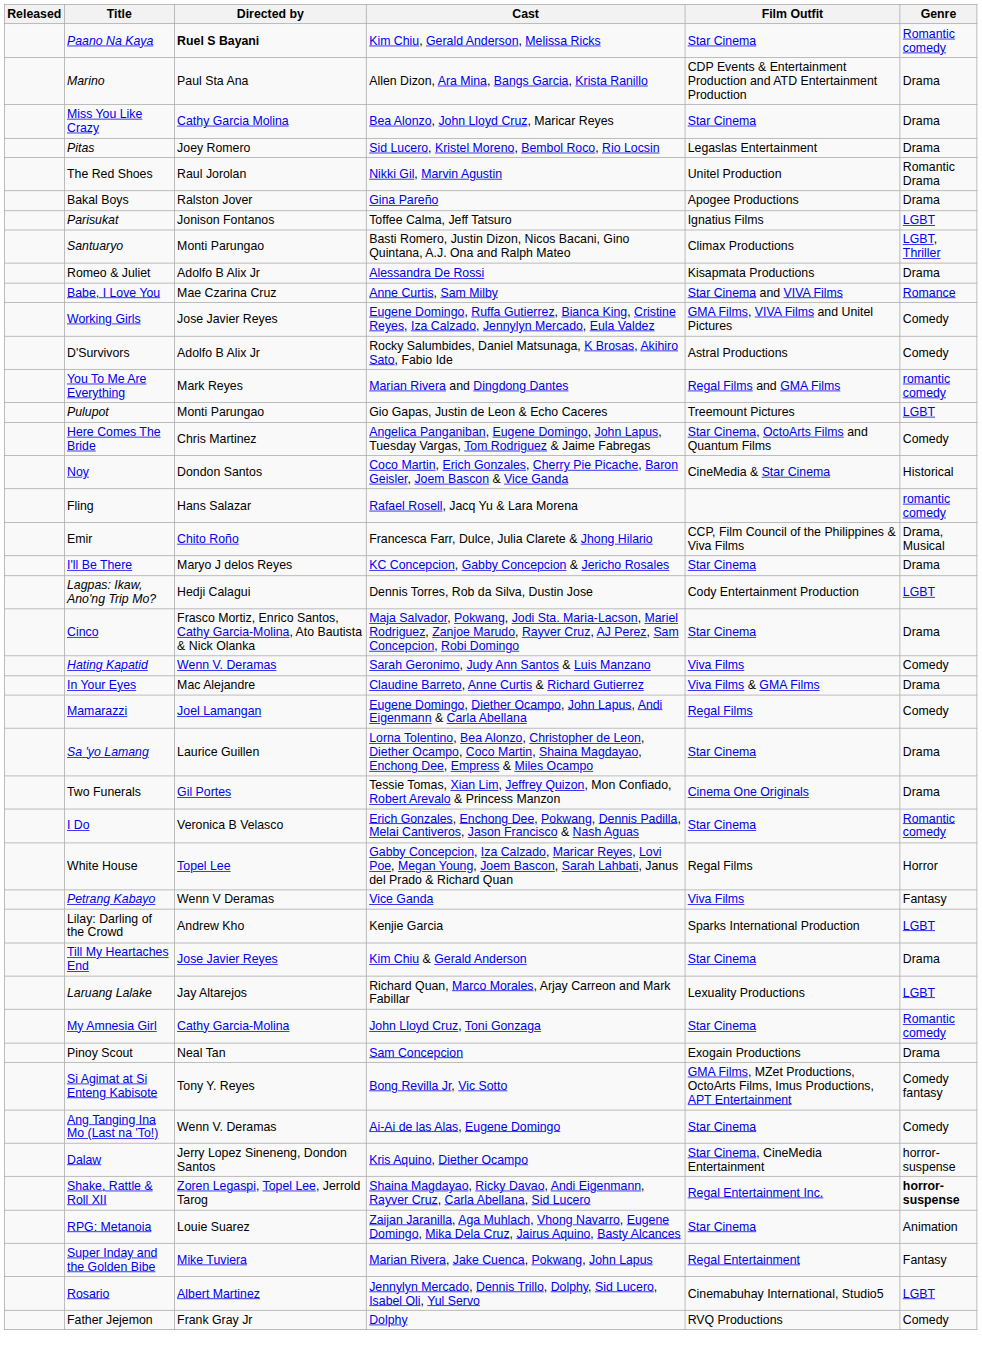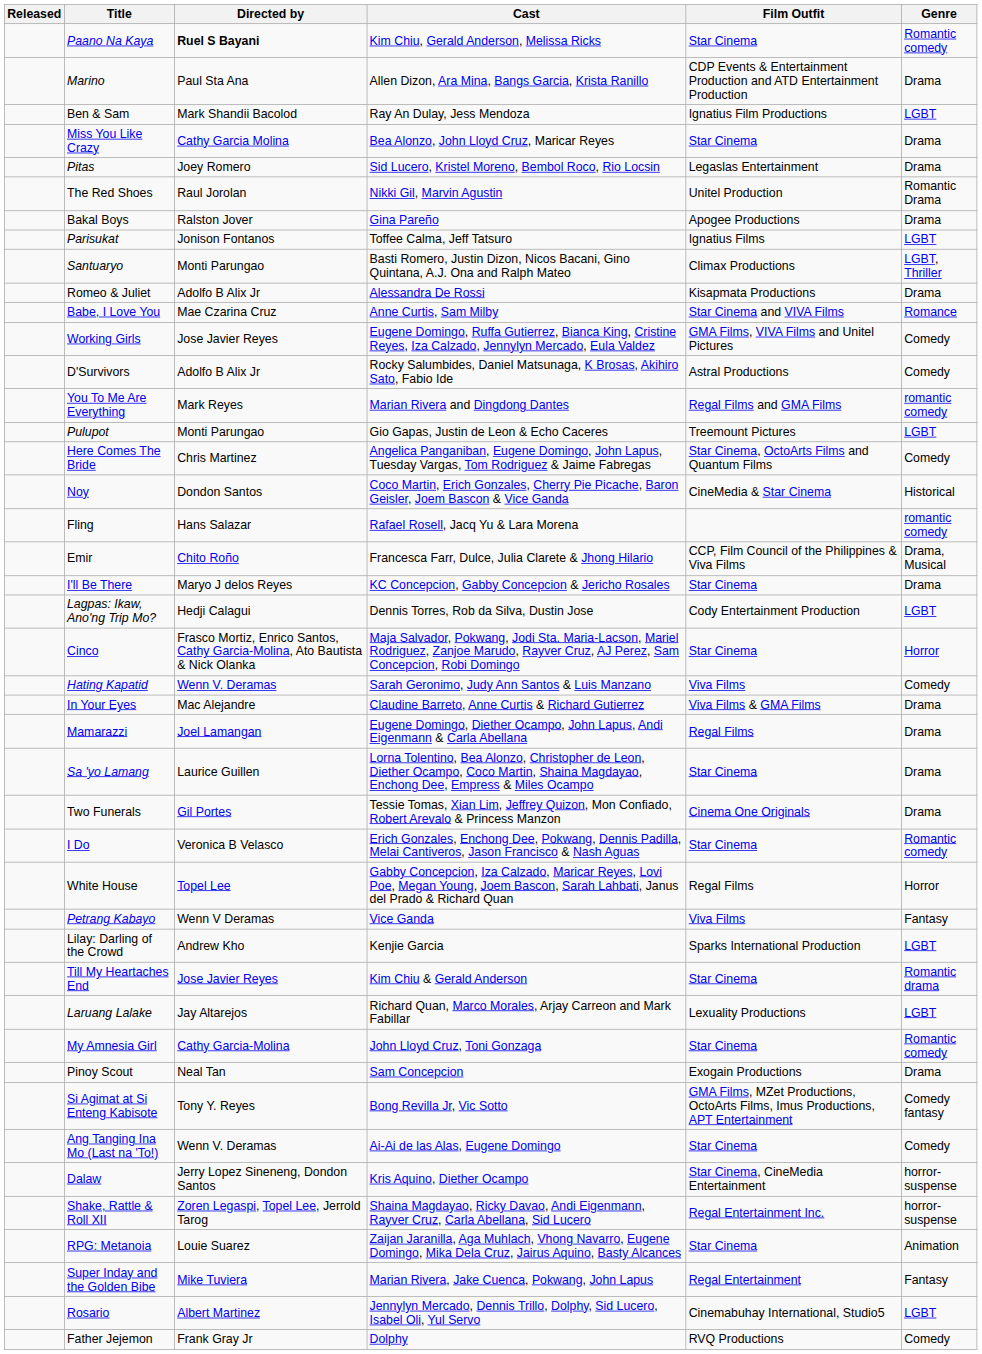+ row: (98, 114)
(921, 632) Drama -> (922, 652) Horror
(926, 711) Comedy -> (923, 731) Drama
(921, 959) Drama -> (930, 979) Romantic drama
(931, 1193) bold -> (931, 1212) normal
